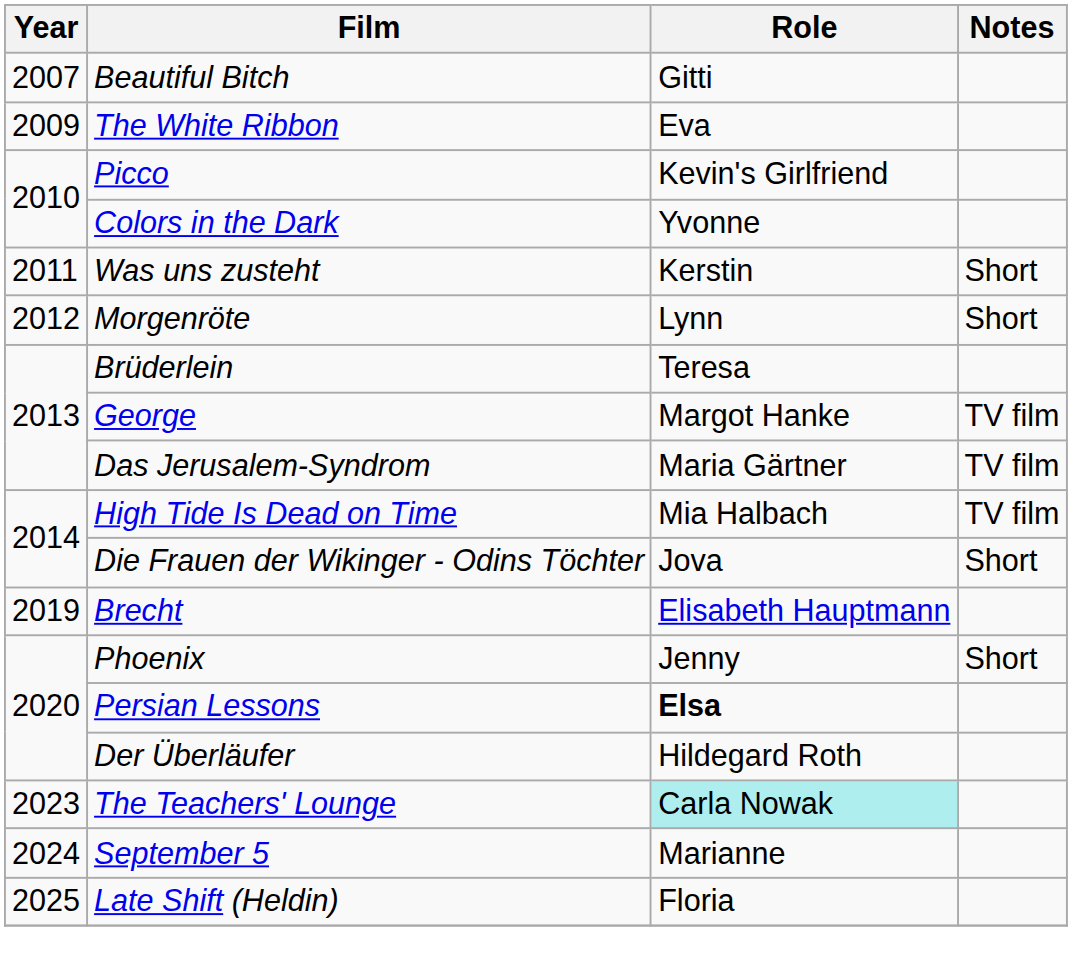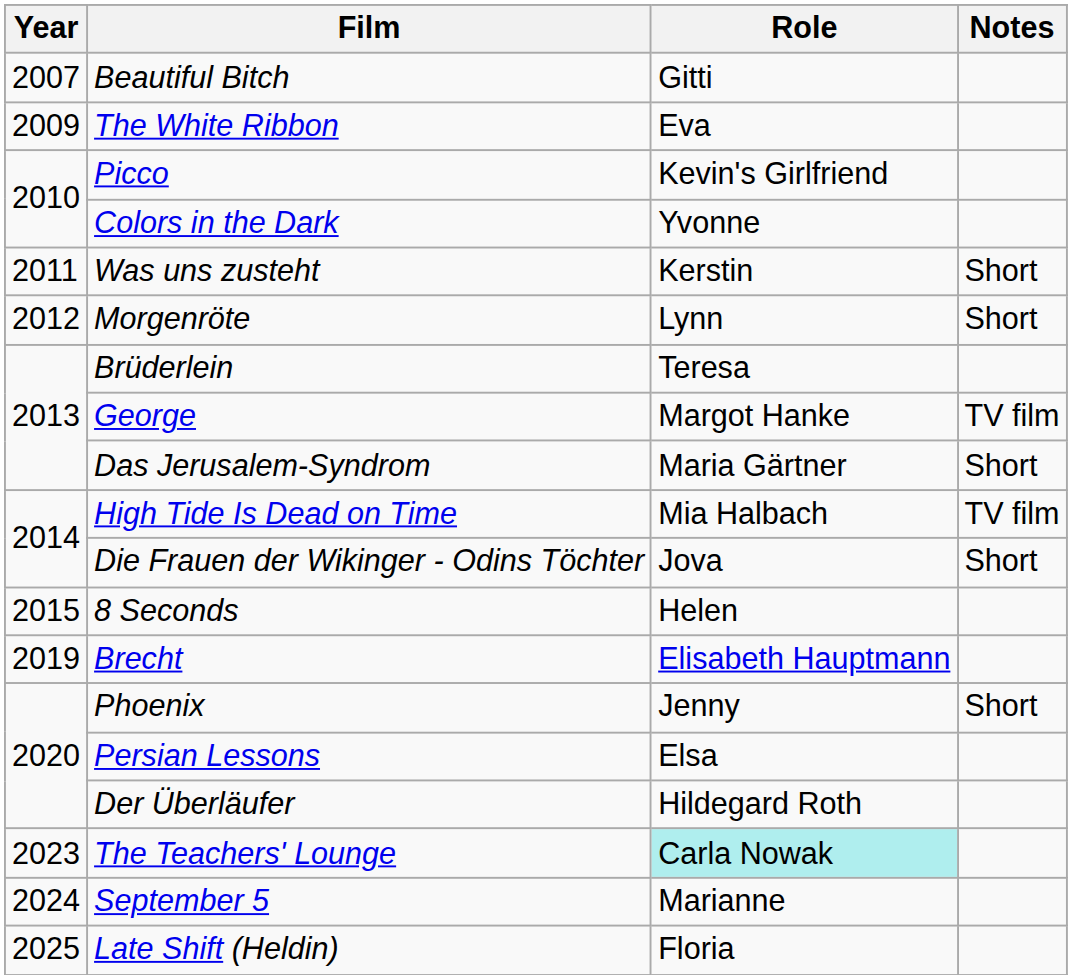(1012, 464) TV film -> (1001, 464) Short
+ row: (166, 610)
(690, 707) bold -> (688, 755) normal
